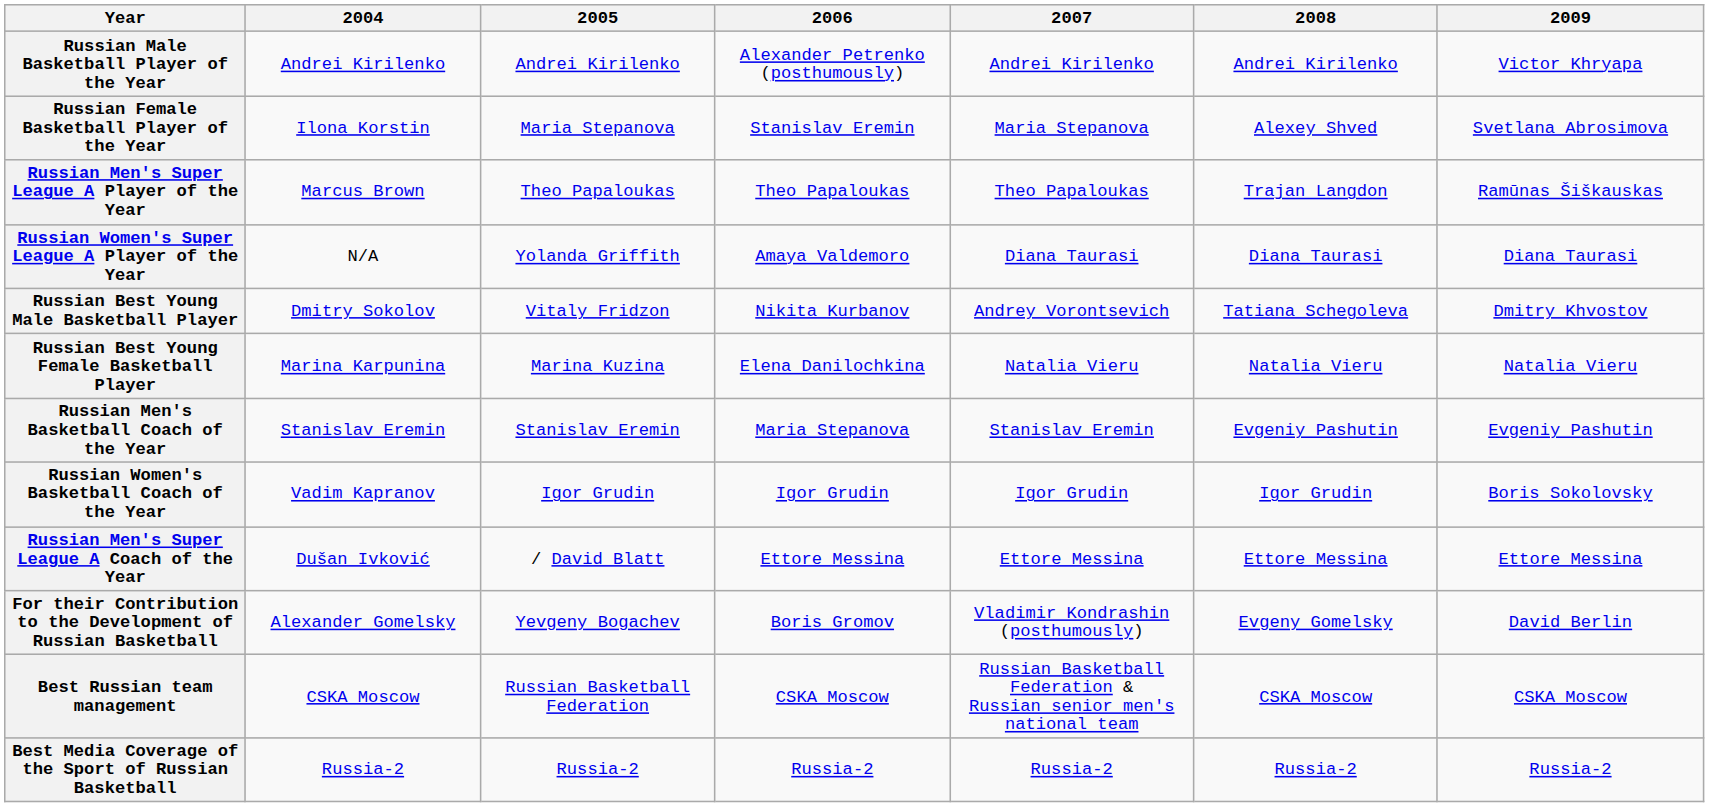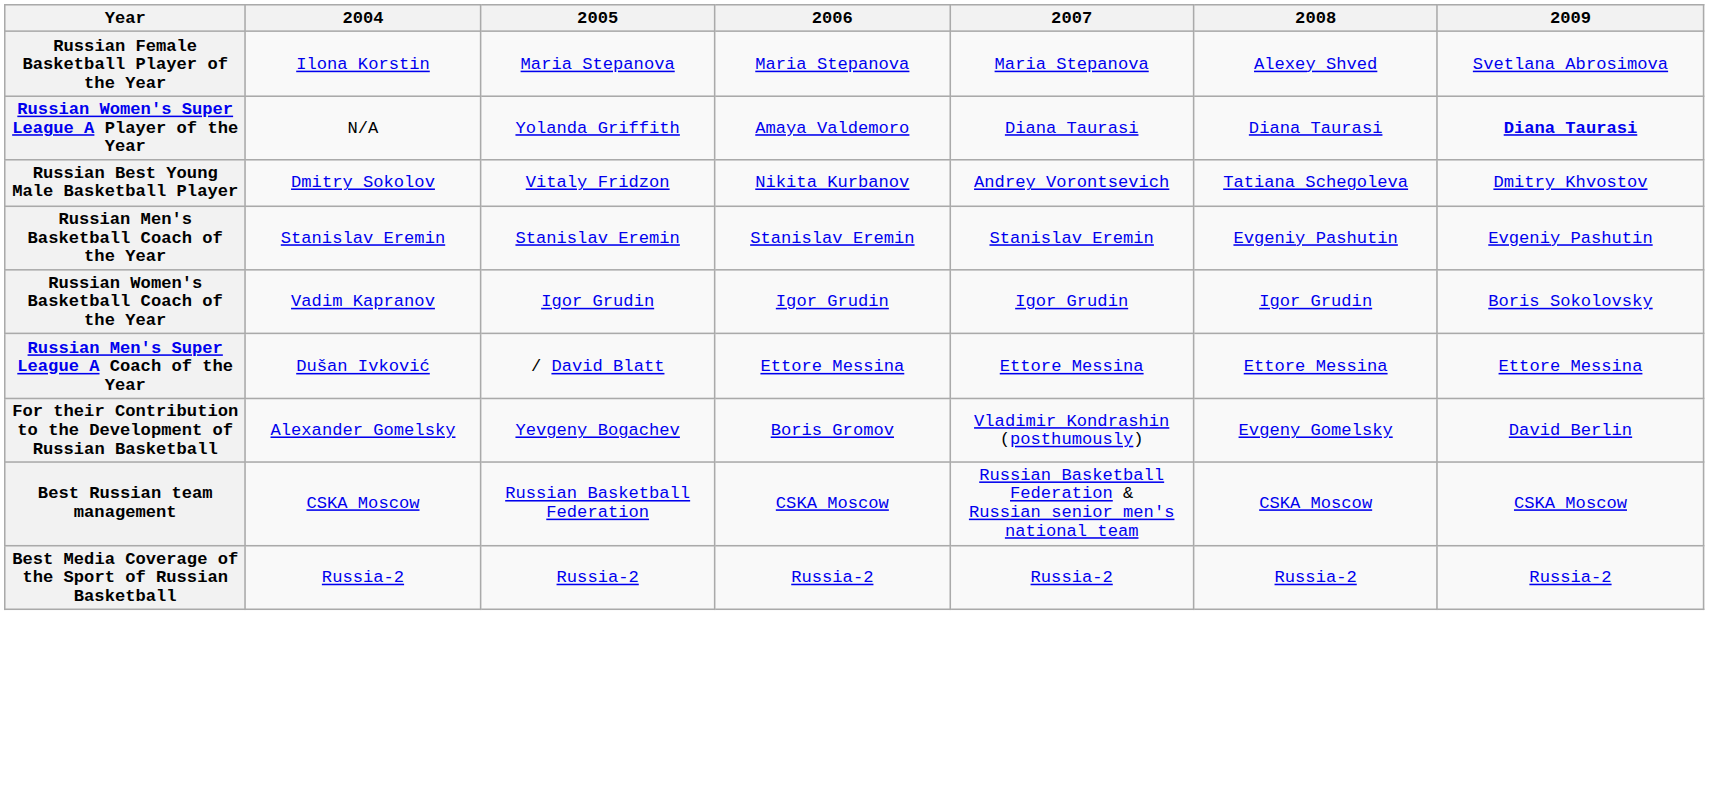- row: (125, 64)
(832, 128) Stanislav Eremin -> (832, 64) Maria Stepanova
- row: (125, 192)
(1570, 256) normal -> (1570, 128) bold
- row: (125, 366)
(832, 430) Maria Stepanova -> (832, 238) Stanislav Eremin
